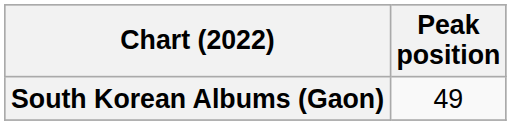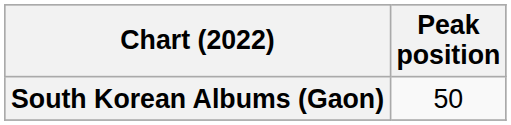(448, 98) 49 -> (448, 98) 50
